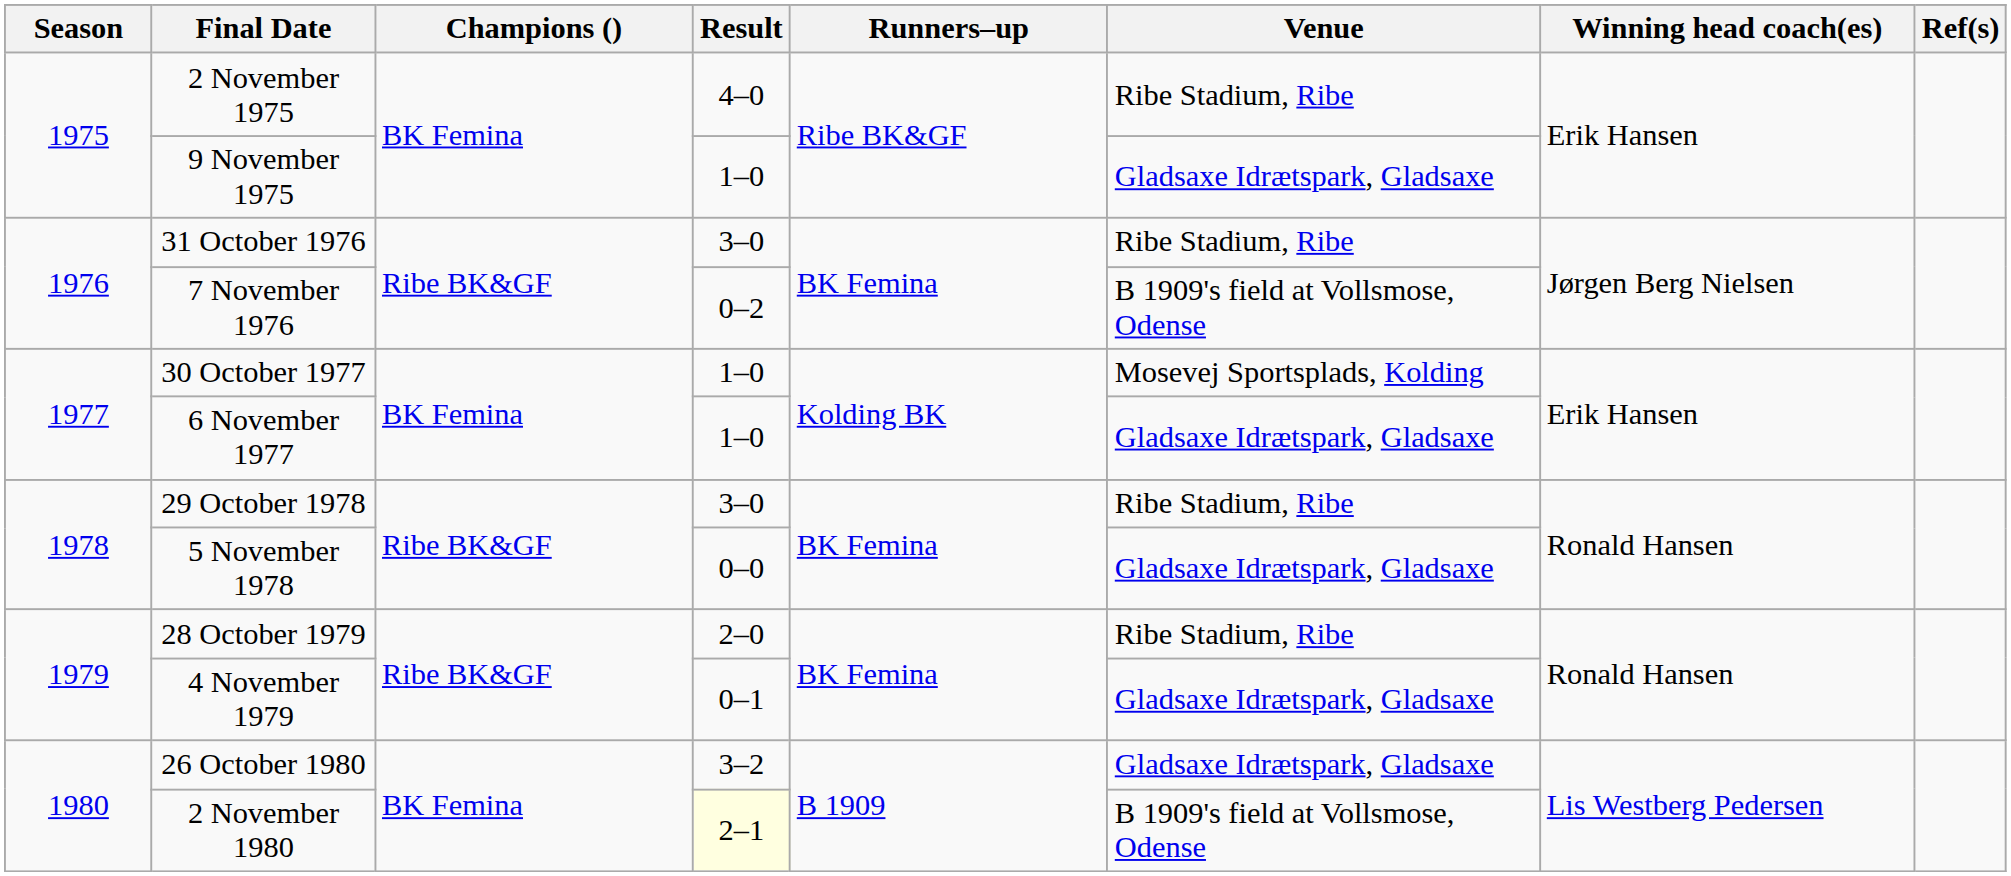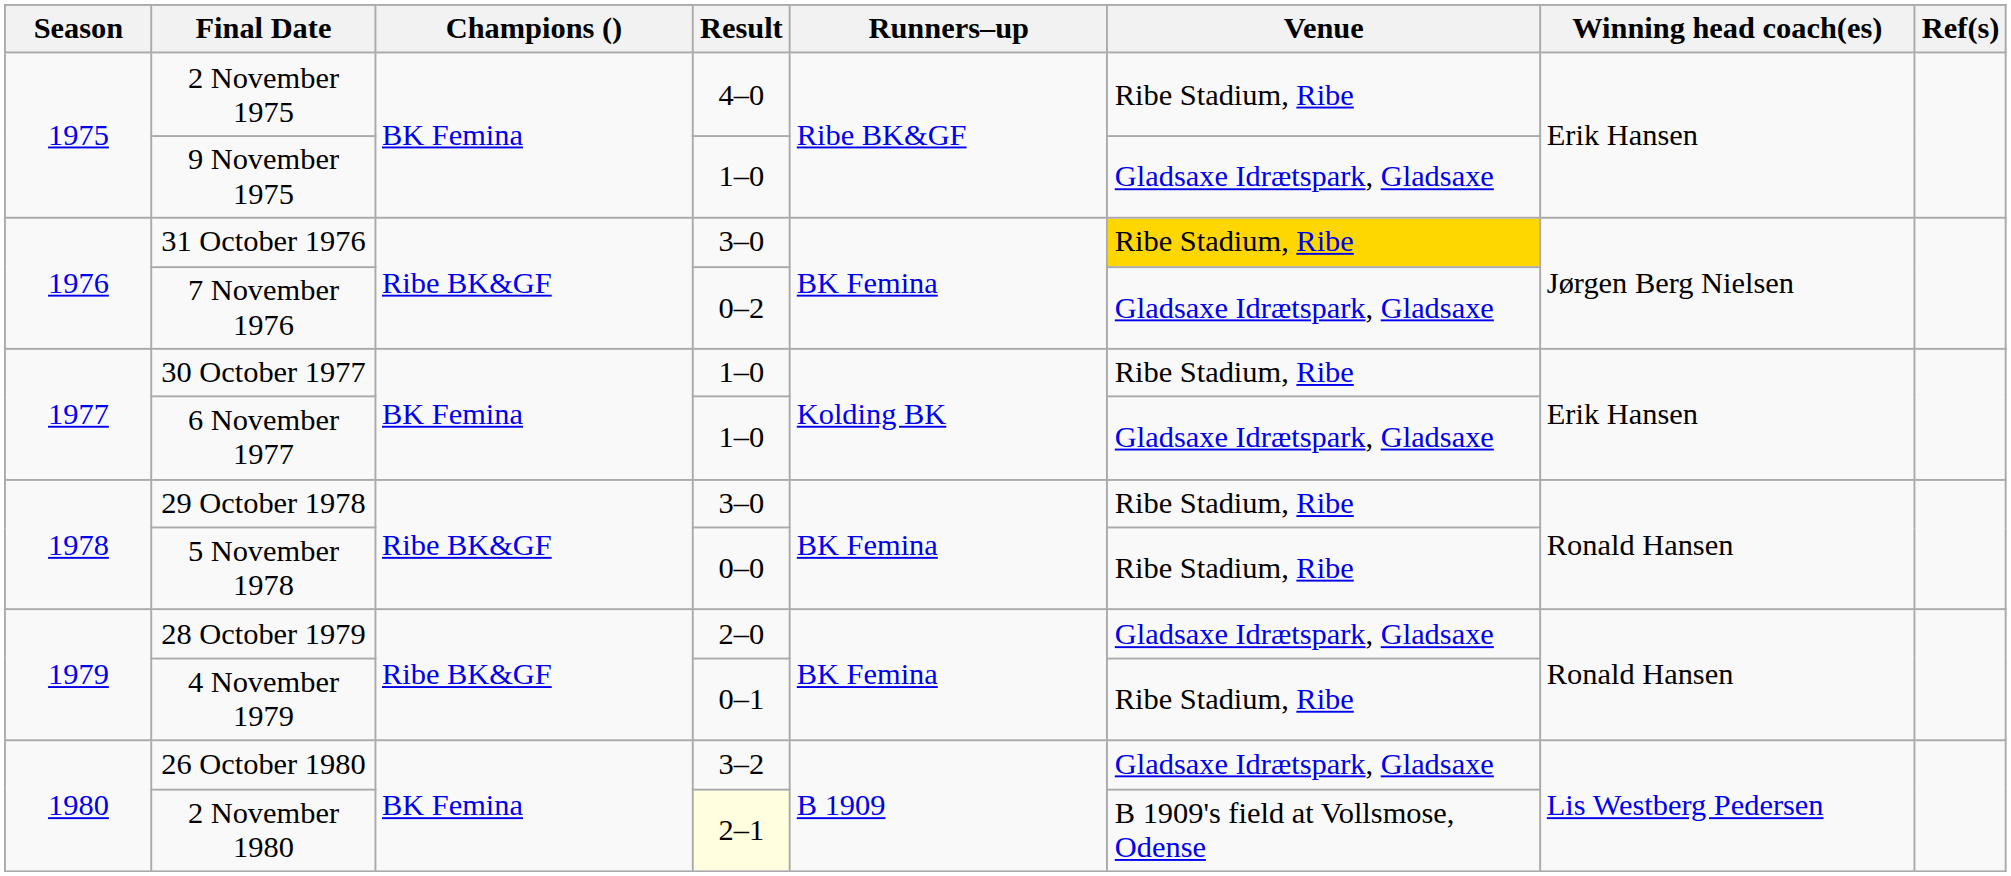(1234, 241) no background -> (1234, 241) gold background
(1285, 306) B 1909's field at Vollsmose, Odense -> (1304, 306) Gladsaxe Idrætspark, Gladsaxe
(1299, 372) Mosevej Sportsplads, Kolding -> (1234, 372) Ribe Stadium, Ribe
(1304, 568) Gladsaxe Idrætspark, Gladsaxe -> (1234, 568) Ribe Stadium, Ribe
(1234, 633) Ribe Stadium, Ribe -> (1304, 633) Gladsaxe Idrætspark, Gladsaxe
(1304, 698) Gladsaxe Idrætspark, Gladsaxe -> (1234, 698) Ribe Stadium, Ribe
